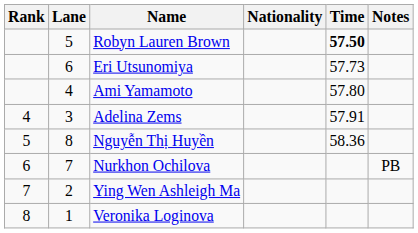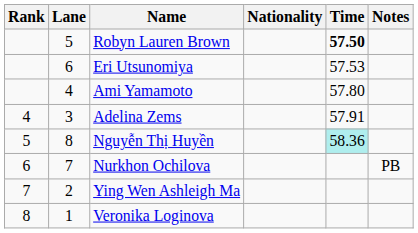(347, 66) 57.73 -> (347, 66) 57.53
(347, 141) no background -> (347, 141) paleturquoise background
